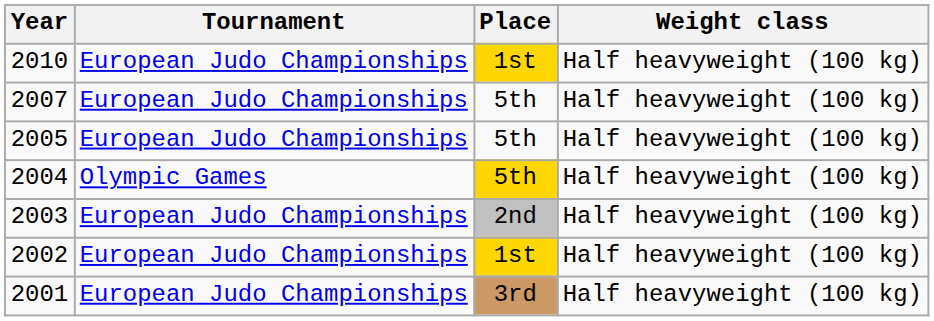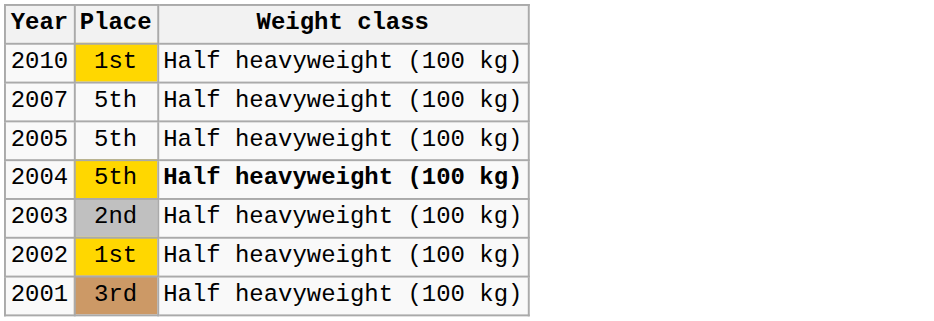- column: (274, 25)
(742, 179) normal -> (343, 179) bold
